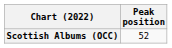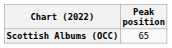(144, 36) 52 -> (144, 36) 65
